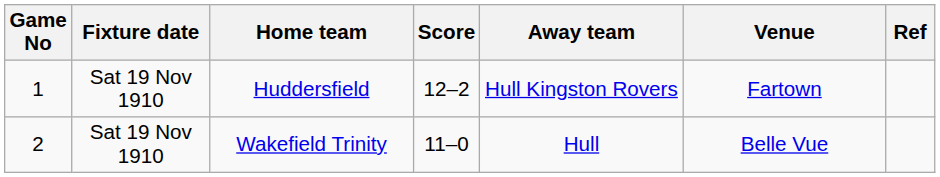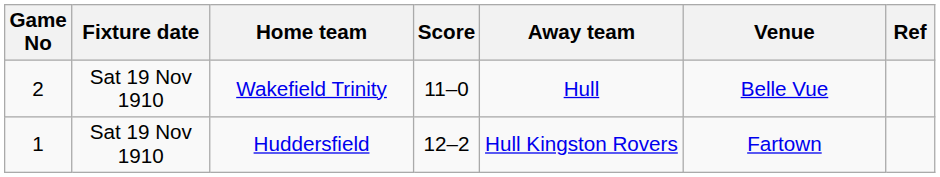rows swapped: (312, 88) <-> (312, 144)
